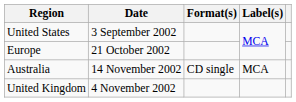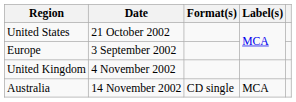(134, 32) 3 September 2002 -> (131, 32) 21 October 2002
(131, 50) 21 October 2002 -> (134, 50) 3 September 2002
rows swapped: (46, 87) <-> (28, 69)
